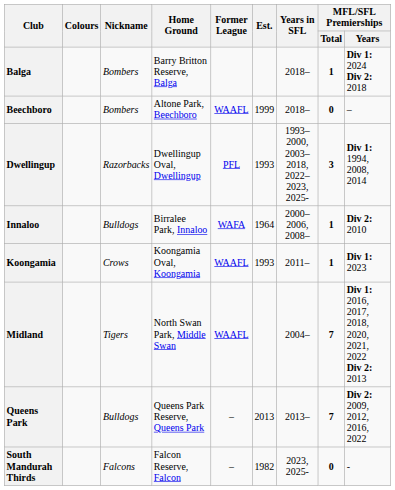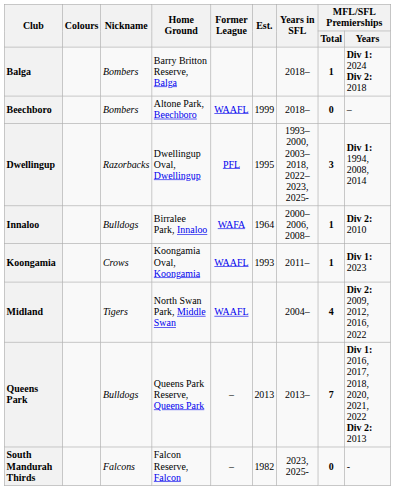(264, 164) 1993 -> (264, 164) 1995
(331, 334) 7 -> (331, 312) 4
(359, 334) Div 1: 2016, 2017, 2018, 2020, 2021, 2022 Div 2: 2013 -> (359, 312) Div 2: 2009, 2012, 2016, 2022
(359, 417) Div 2: 2009, 2012, 2016, 2022 -> (359, 394) Div 1: 2016, 2017, 2018, 2020, 2021, 2022 Div 2: 2013
